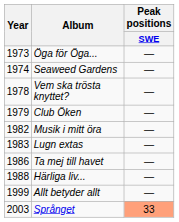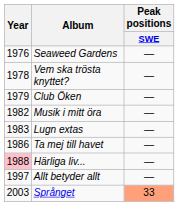- row: (66, 54)
(18, 70) 1974 -> (18, 54) 1976
(18, 177) no background -> (18, 161) pink background
(18, 193) 1999 -> (18, 177) 1997
